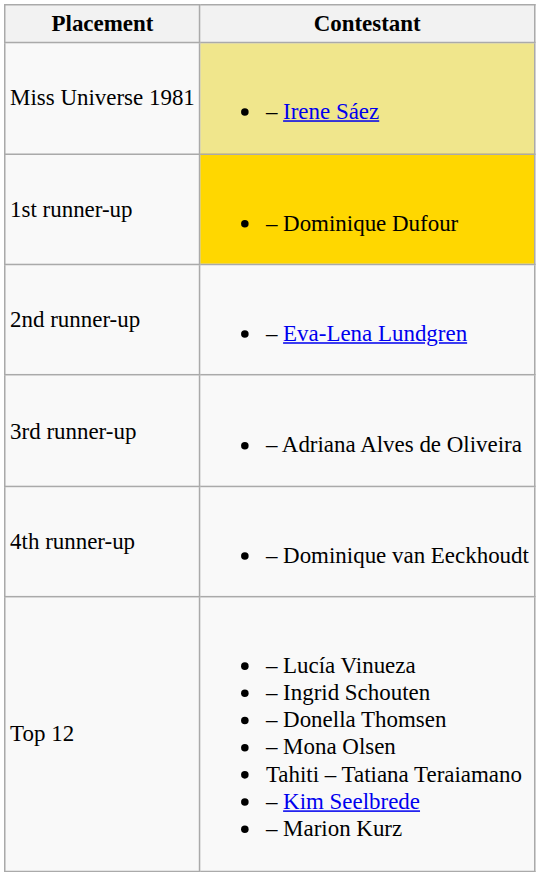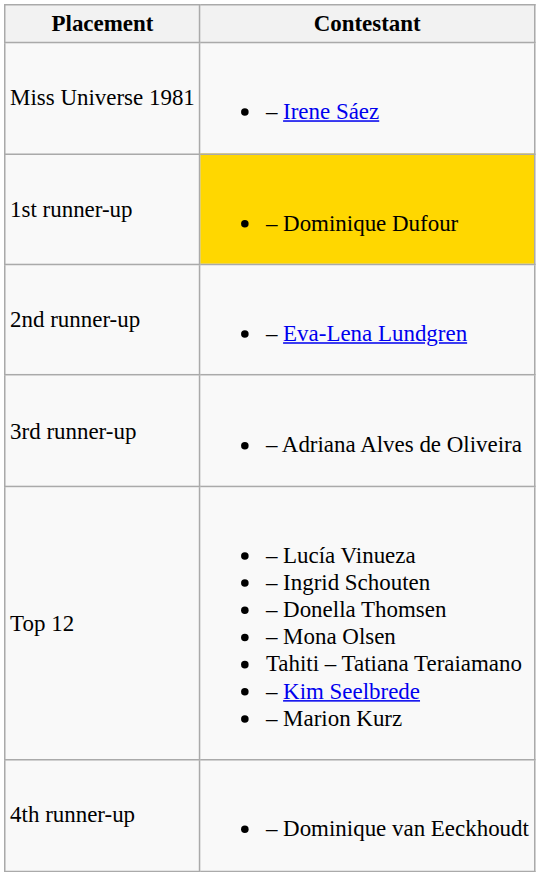(367, 112) khaki background -> (367, 112) no background
rows swapped: (73, 541) <-> (42, 733)
